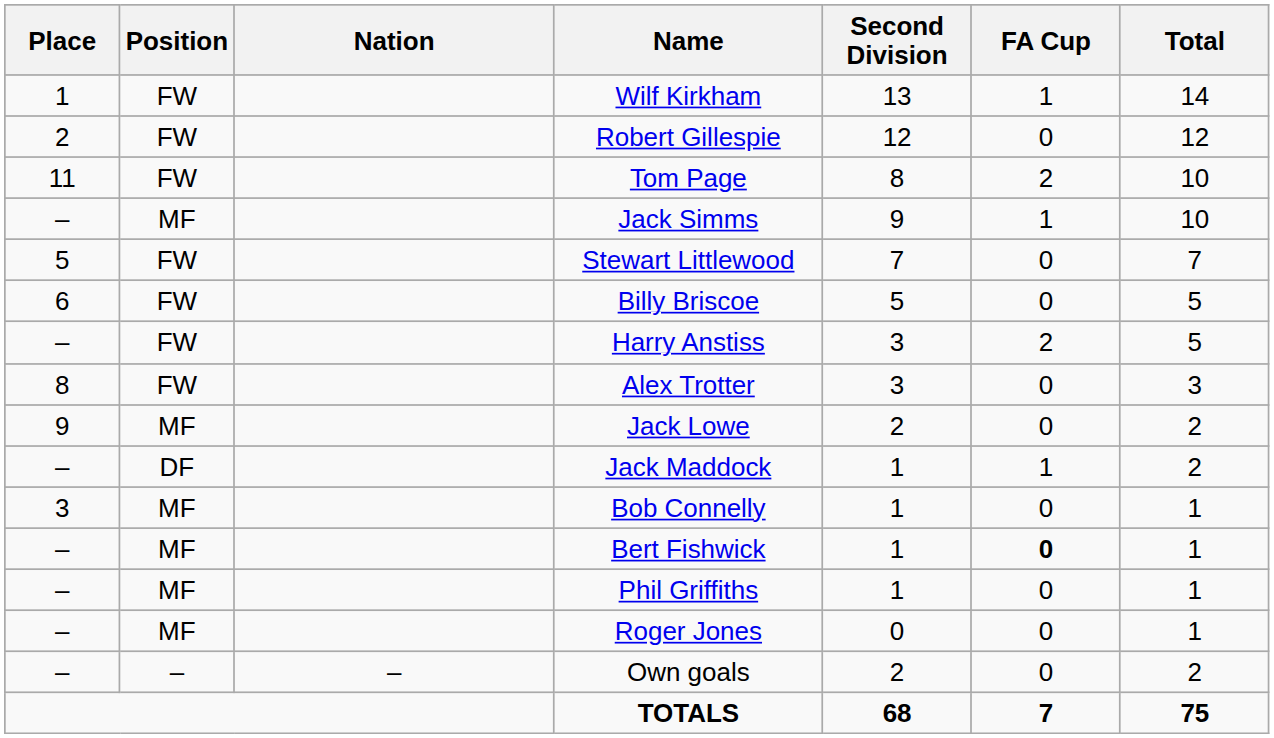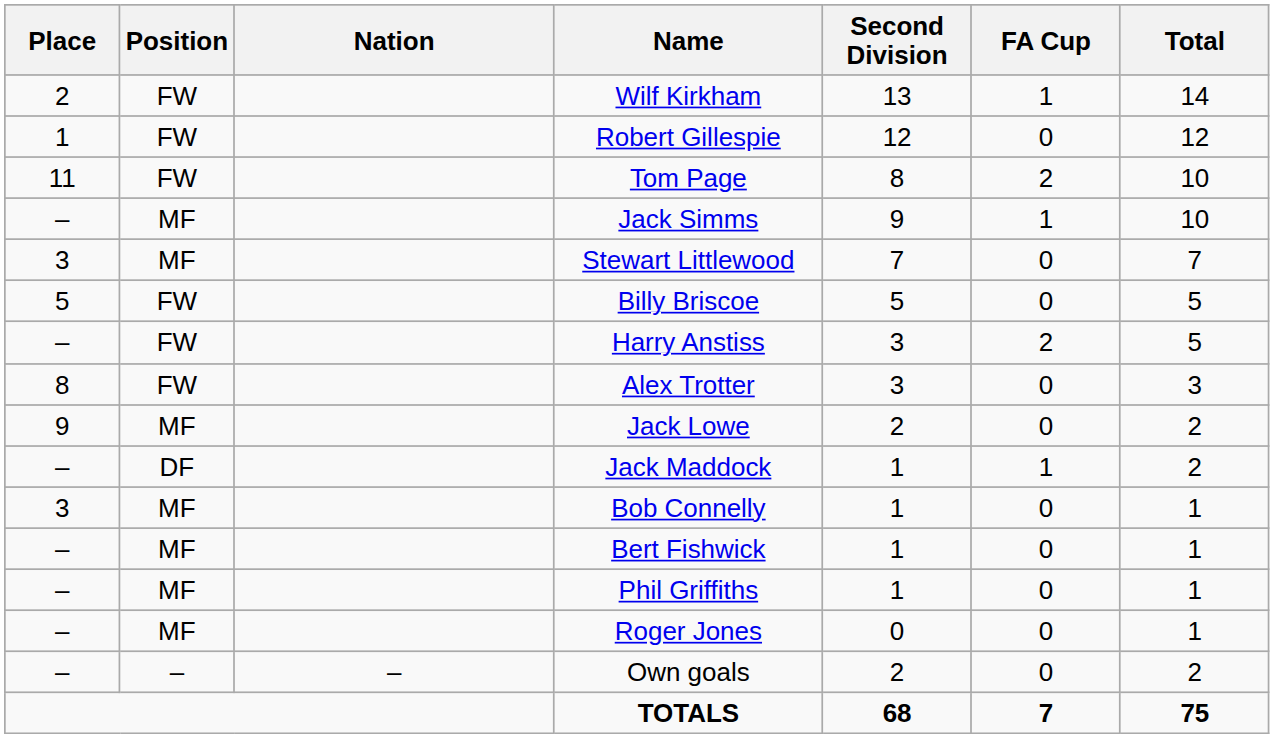(62, 96) 1 -> (62, 96) 2
(62, 137) 2 -> (62, 137) 1
(62, 260) 5 -> (62, 260) 3
(177, 260) FW -> (177, 260) MF
(62, 302) 6 -> (62, 302) 5
(1046, 548) bold -> (1046, 548) normal
